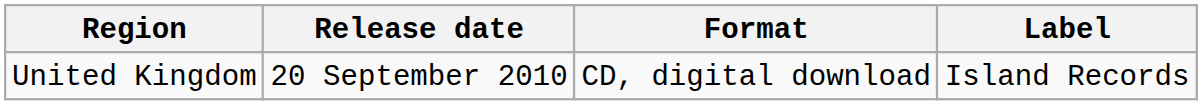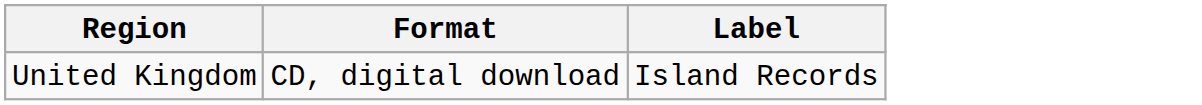- column: (419, 29)
